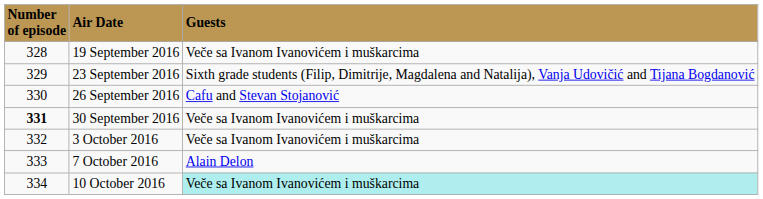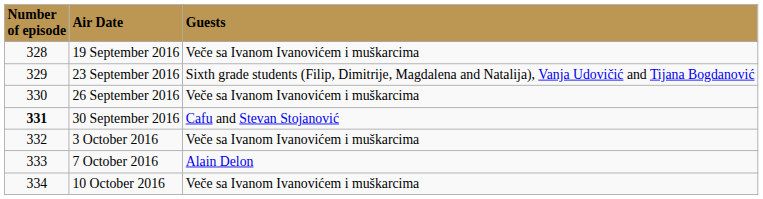(262, 96) Cafu and Stevan Stojanović -> (302, 96) Veče sa Ivanom Ivanovićem i muškarcima
(302, 118) Veče sa Ivanom Ivanovićem i muškarcima -> (262, 118) Cafu and Stevan Stojanović
(302, 183) paleturquoise background -> (302, 183) no background
